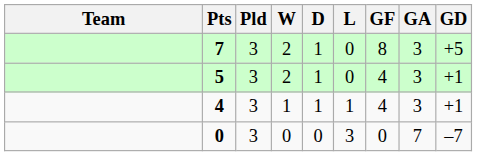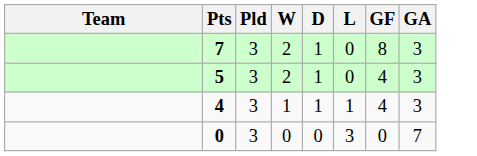- column: (453, 19)
